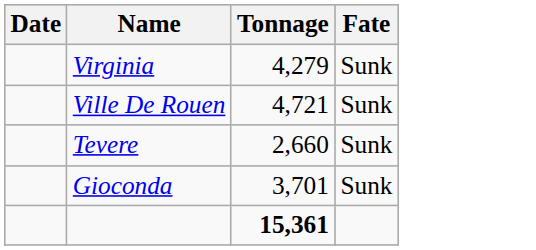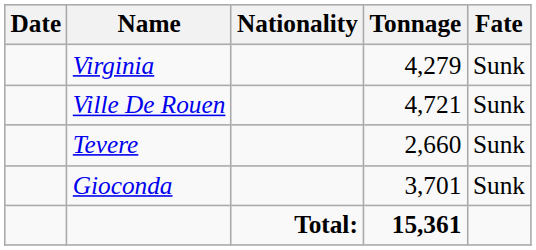+ column: (297, 24)
